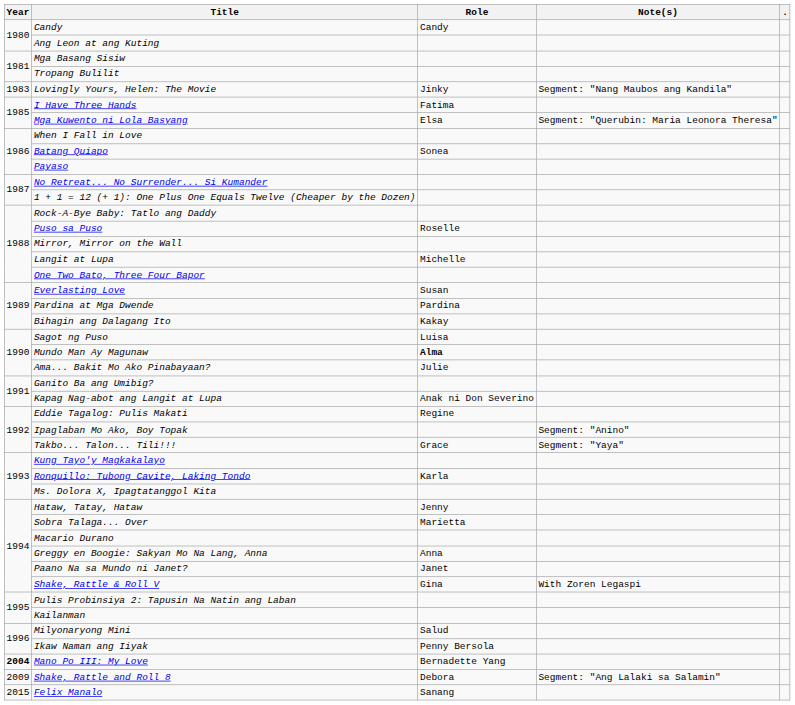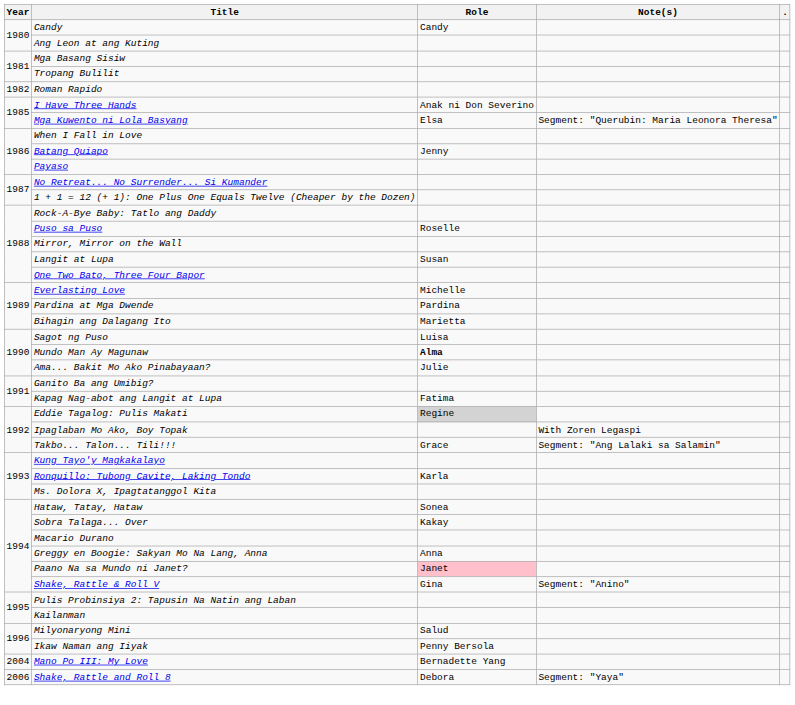+ row: (68, 89)
- row: (125, 89)
(437, 105) Fatima -> (477, 105) Anak ni Don Severino
(434, 151) Sonea -> (434, 151) Jenny
(443, 260) Michelle -> (434, 260) Susan
(434, 291) Susan -> (443, 291) Michelle
(434, 321) Kakay -> (443, 321) Marietta
(477, 399) Anak ni Don Severino -> (437, 399) Fatima
(437, 414) no background -> (437, 414) lightgrey background
(584, 430) Segment: "Anino" -> (590, 430) With Zoren Legaspi
(581, 445) Segment: "Yaya" -> (630, 445) Segment: "Ang Lalaki sa Salamin"
(434, 507) Jenny -> (434, 507) Sonea
(443, 523) Marietta -> (434, 523) Kakay
(434, 569) no background -> (434, 569) pink background
(590, 584) With Zoren Legaspi -> (584, 584) Segment: "Anino"
(18, 662) bold -> (18, 662) normal
(18, 677) 2009 -> (18, 677) 2006
(630, 677) Segment: "Ang Lalaki sa Salamin" -> (581, 677) Segment: "Yaya"
- row: (68, 693)
